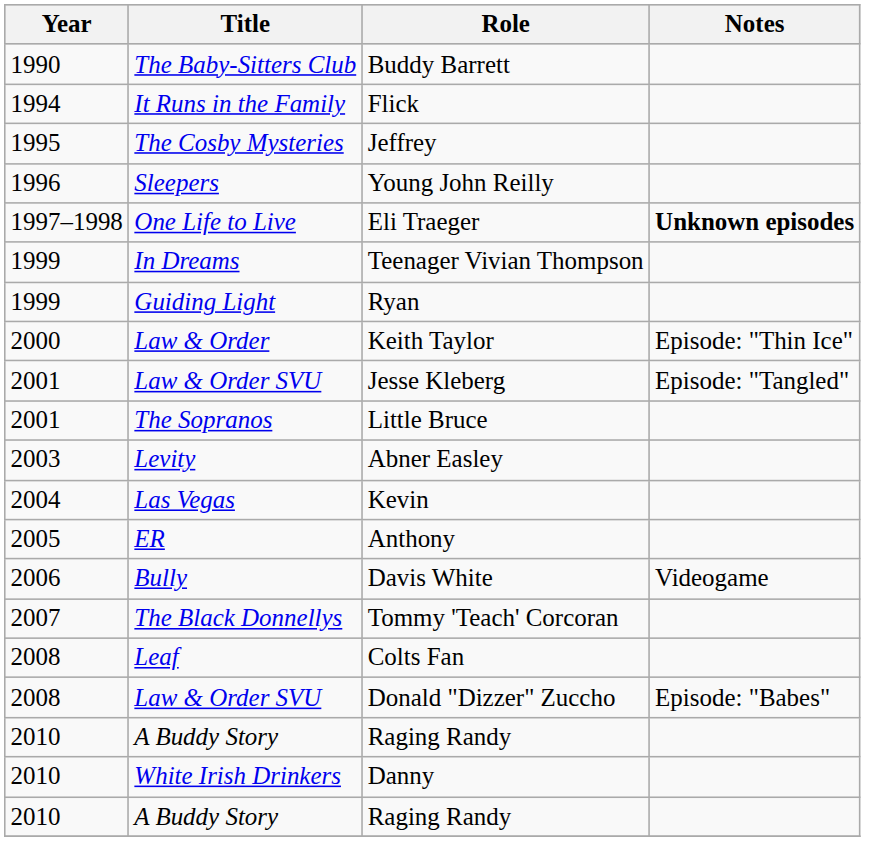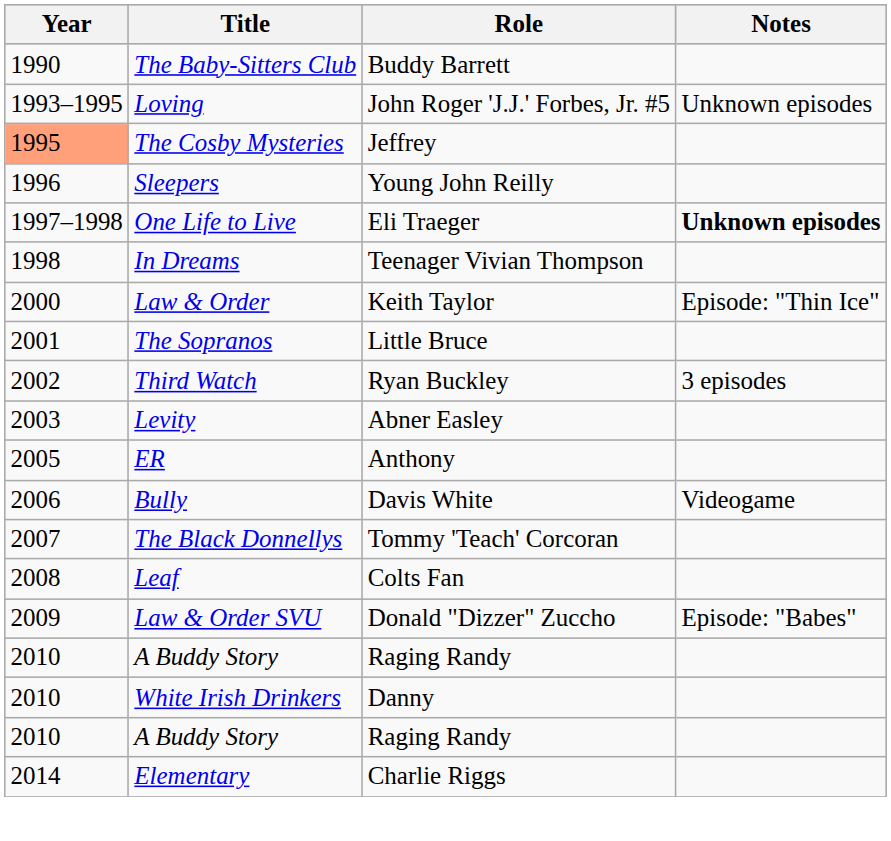+ row: (169, 103)
- row: (240, 103)
(35, 143) no background -> (35, 143) lightsalmon background
(35, 261) 1999 -> (35, 261) 1998
- row: (205, 301)
- row: (228, 380)
+ row: (196, 380)
- row: (185, 499)
(35, 697) 2008 -> (35, 618) 2009
+ row: (192, 776)
